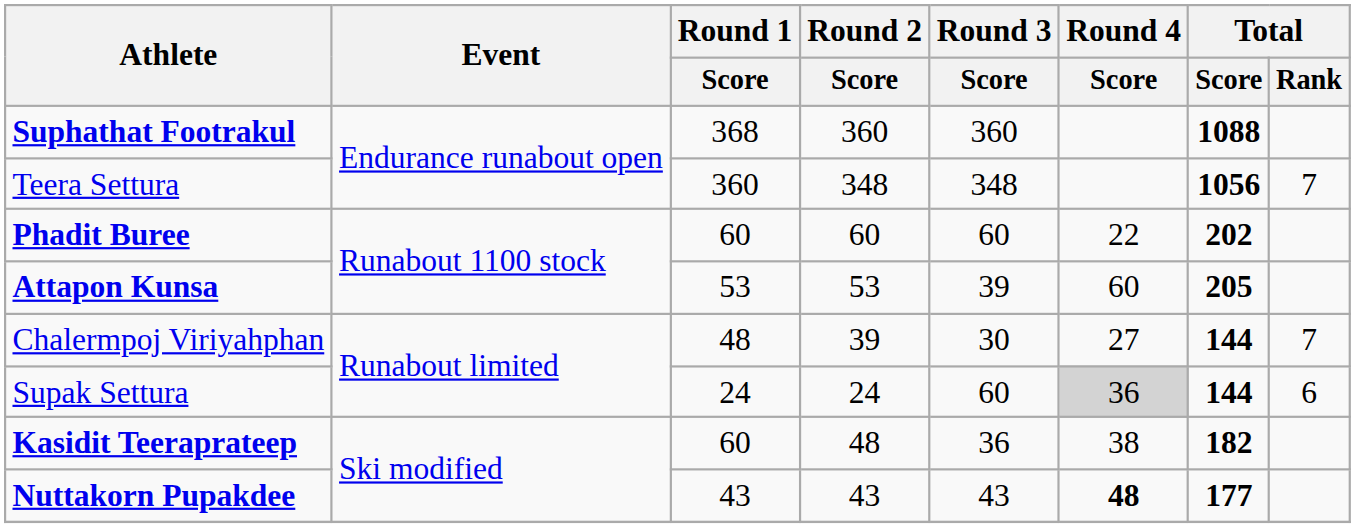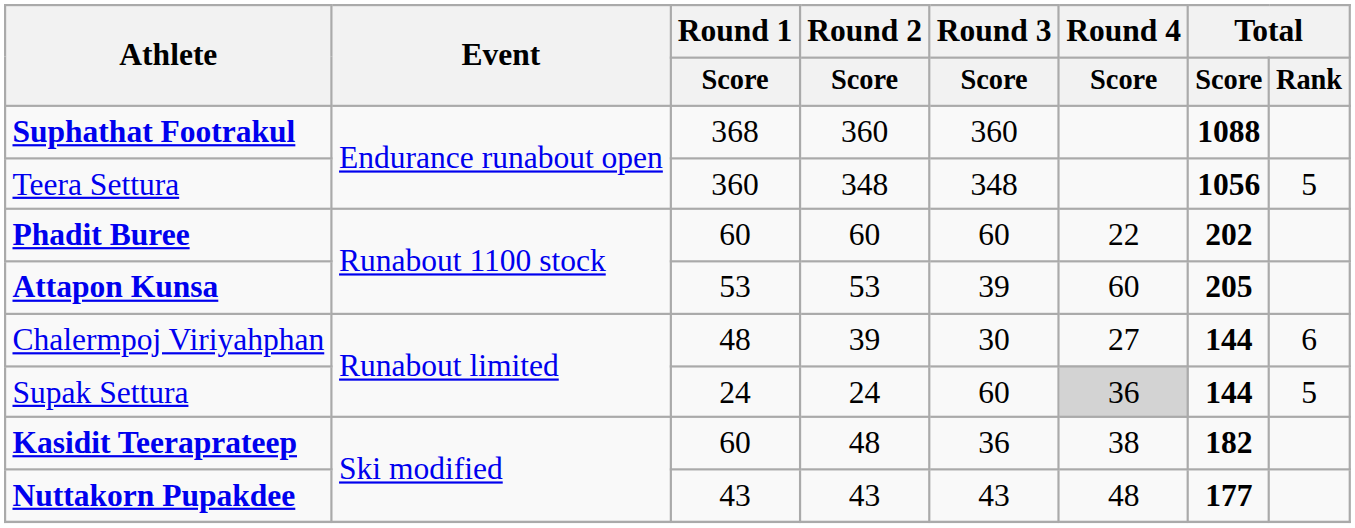(1309, 183) 7 -> (1309, 183) 5
(1309, 339) 7 -> (1309, 339) 6
(1309, 391) 6 -> (1309, 391) 5
(1124, 495) bold -> (1124, 495) normal
